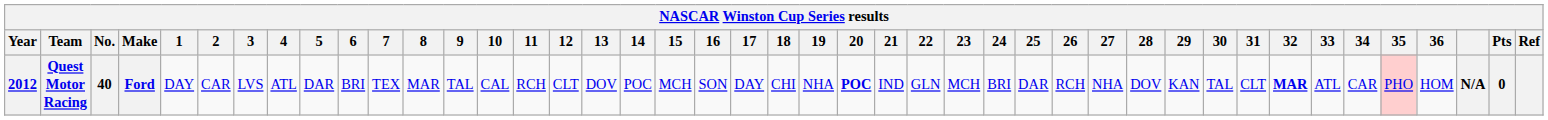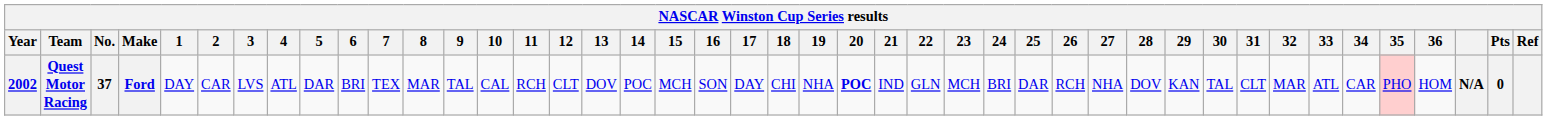(22, 84) 2012 -> (22, 84) 2002
(105, 84) 40 -> (105, 84) 37
(1290, 84) bold -> (1289, 84) normal
